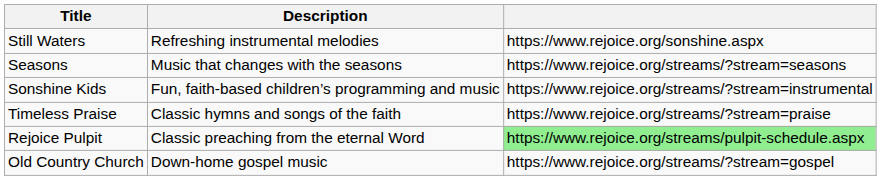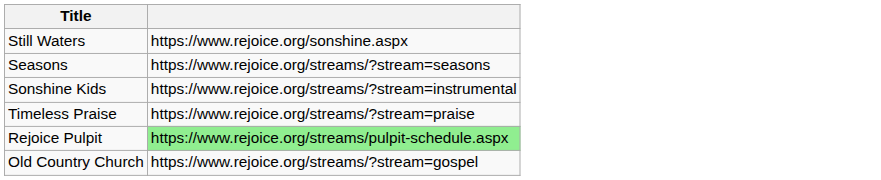- column: (325, 16)
